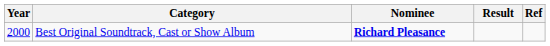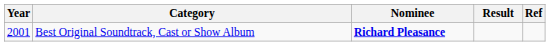(19, 31) 2000 -> (19, 31) 2001
